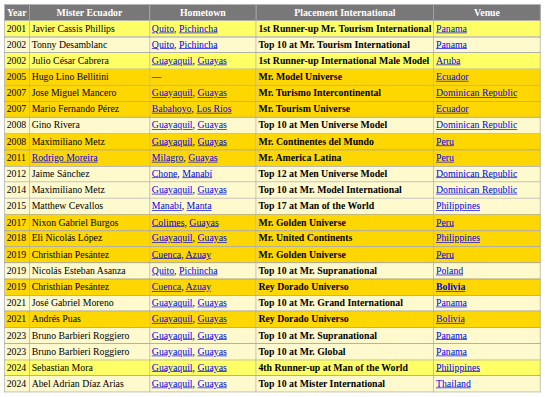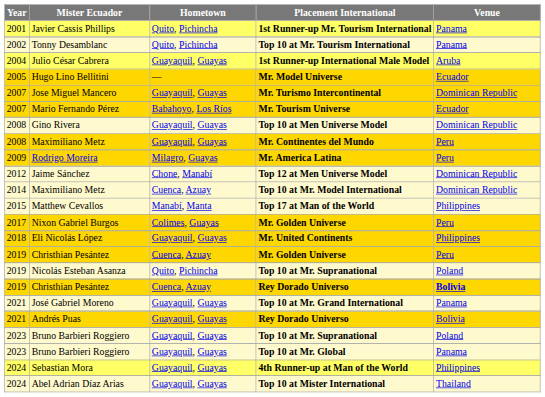(16, 61) 2002 -> (16, 61) 2004
(16, 158) 2011 -> (16, 158) 2009
(189, 190) Guayaquil, Guayas -> (181, 190) Cuenca, Azuay
(451, 335) Panama -> (450, 335) Poland
